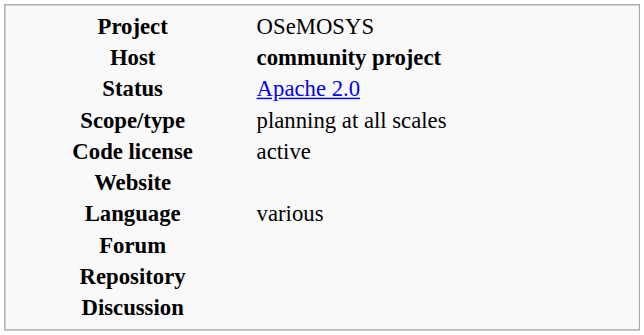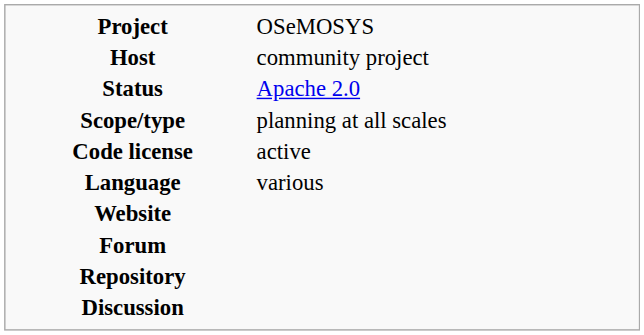(349, 58) bold -> (343, 58) normal
rows swapped: (133, 214) <-> (133, 182)
